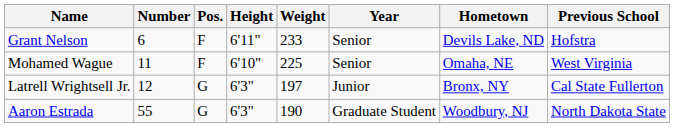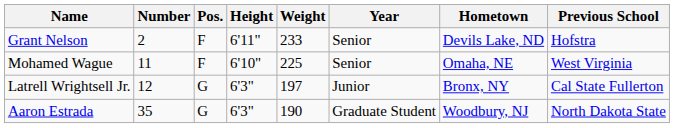(141, 39) 6 -> (141, 39) 2
(145, 110) 55 -> (145, 110) 35
